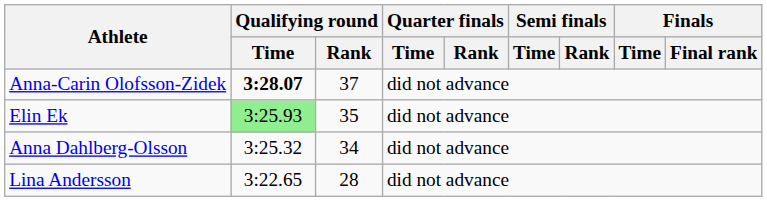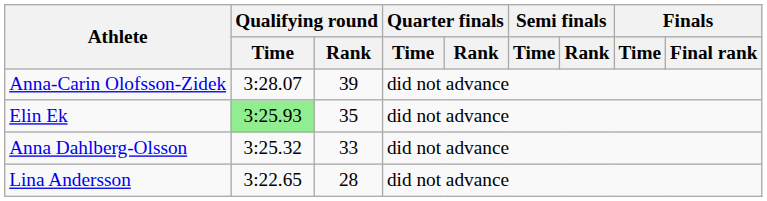(273, 84) bold -> (273, 84) normal
(349, 84) 37 -> (349, 84) 39
(349, 148) 34 -> (349, 148) 33
